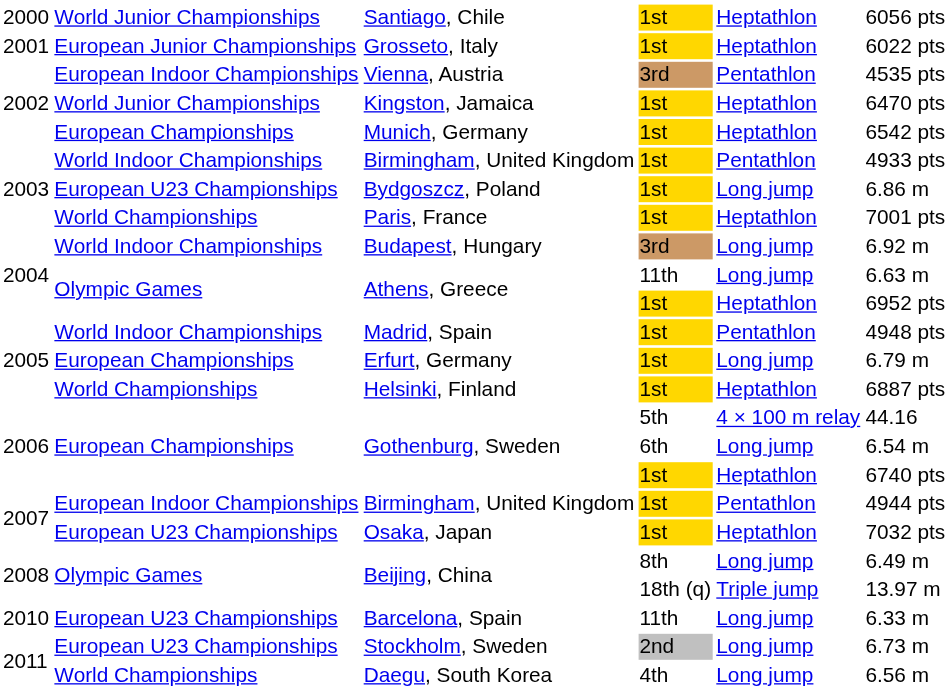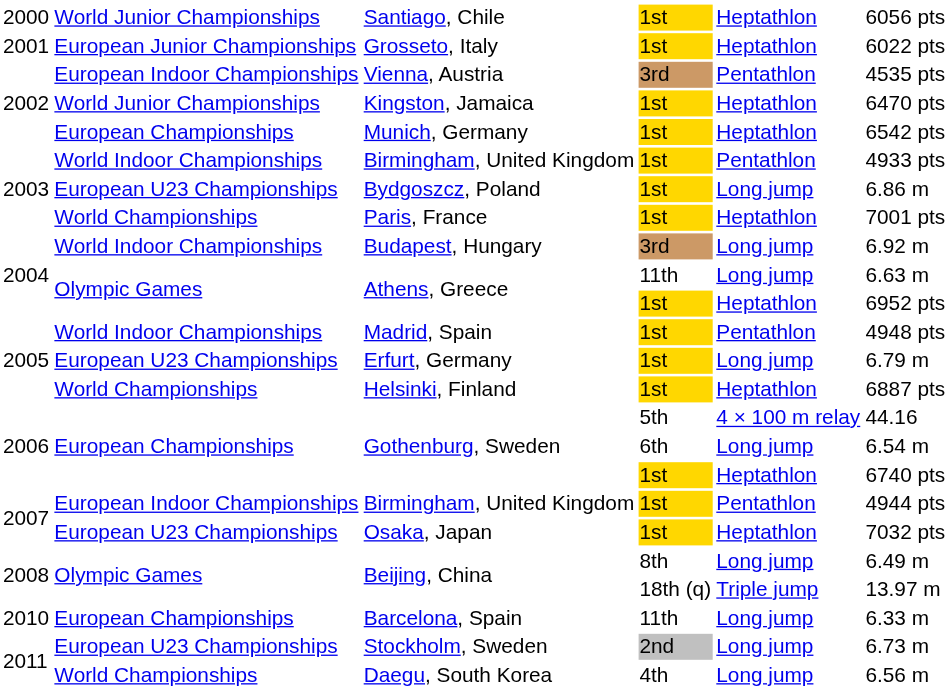(174, 360) European Championships -> (196, 360) European U23 Championships
(196, 618) European U23 Championships -> (174, 618) European Championships
